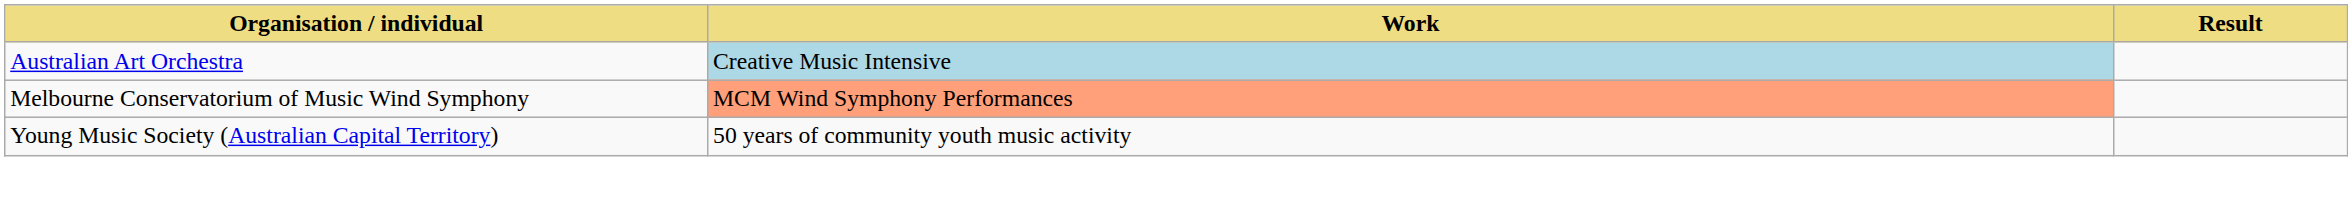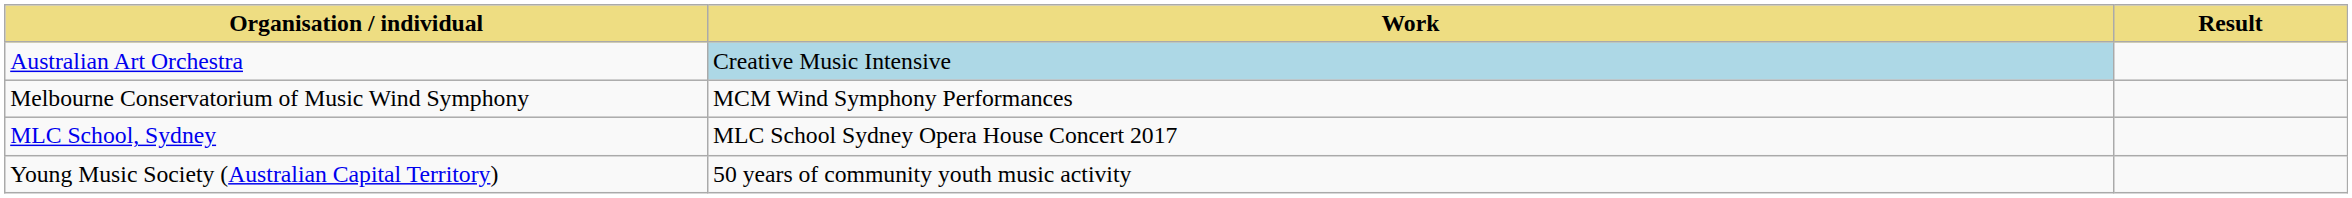(893, 98) lightsalmon background -> (893, 98) no background
+ row: (113, 135)
